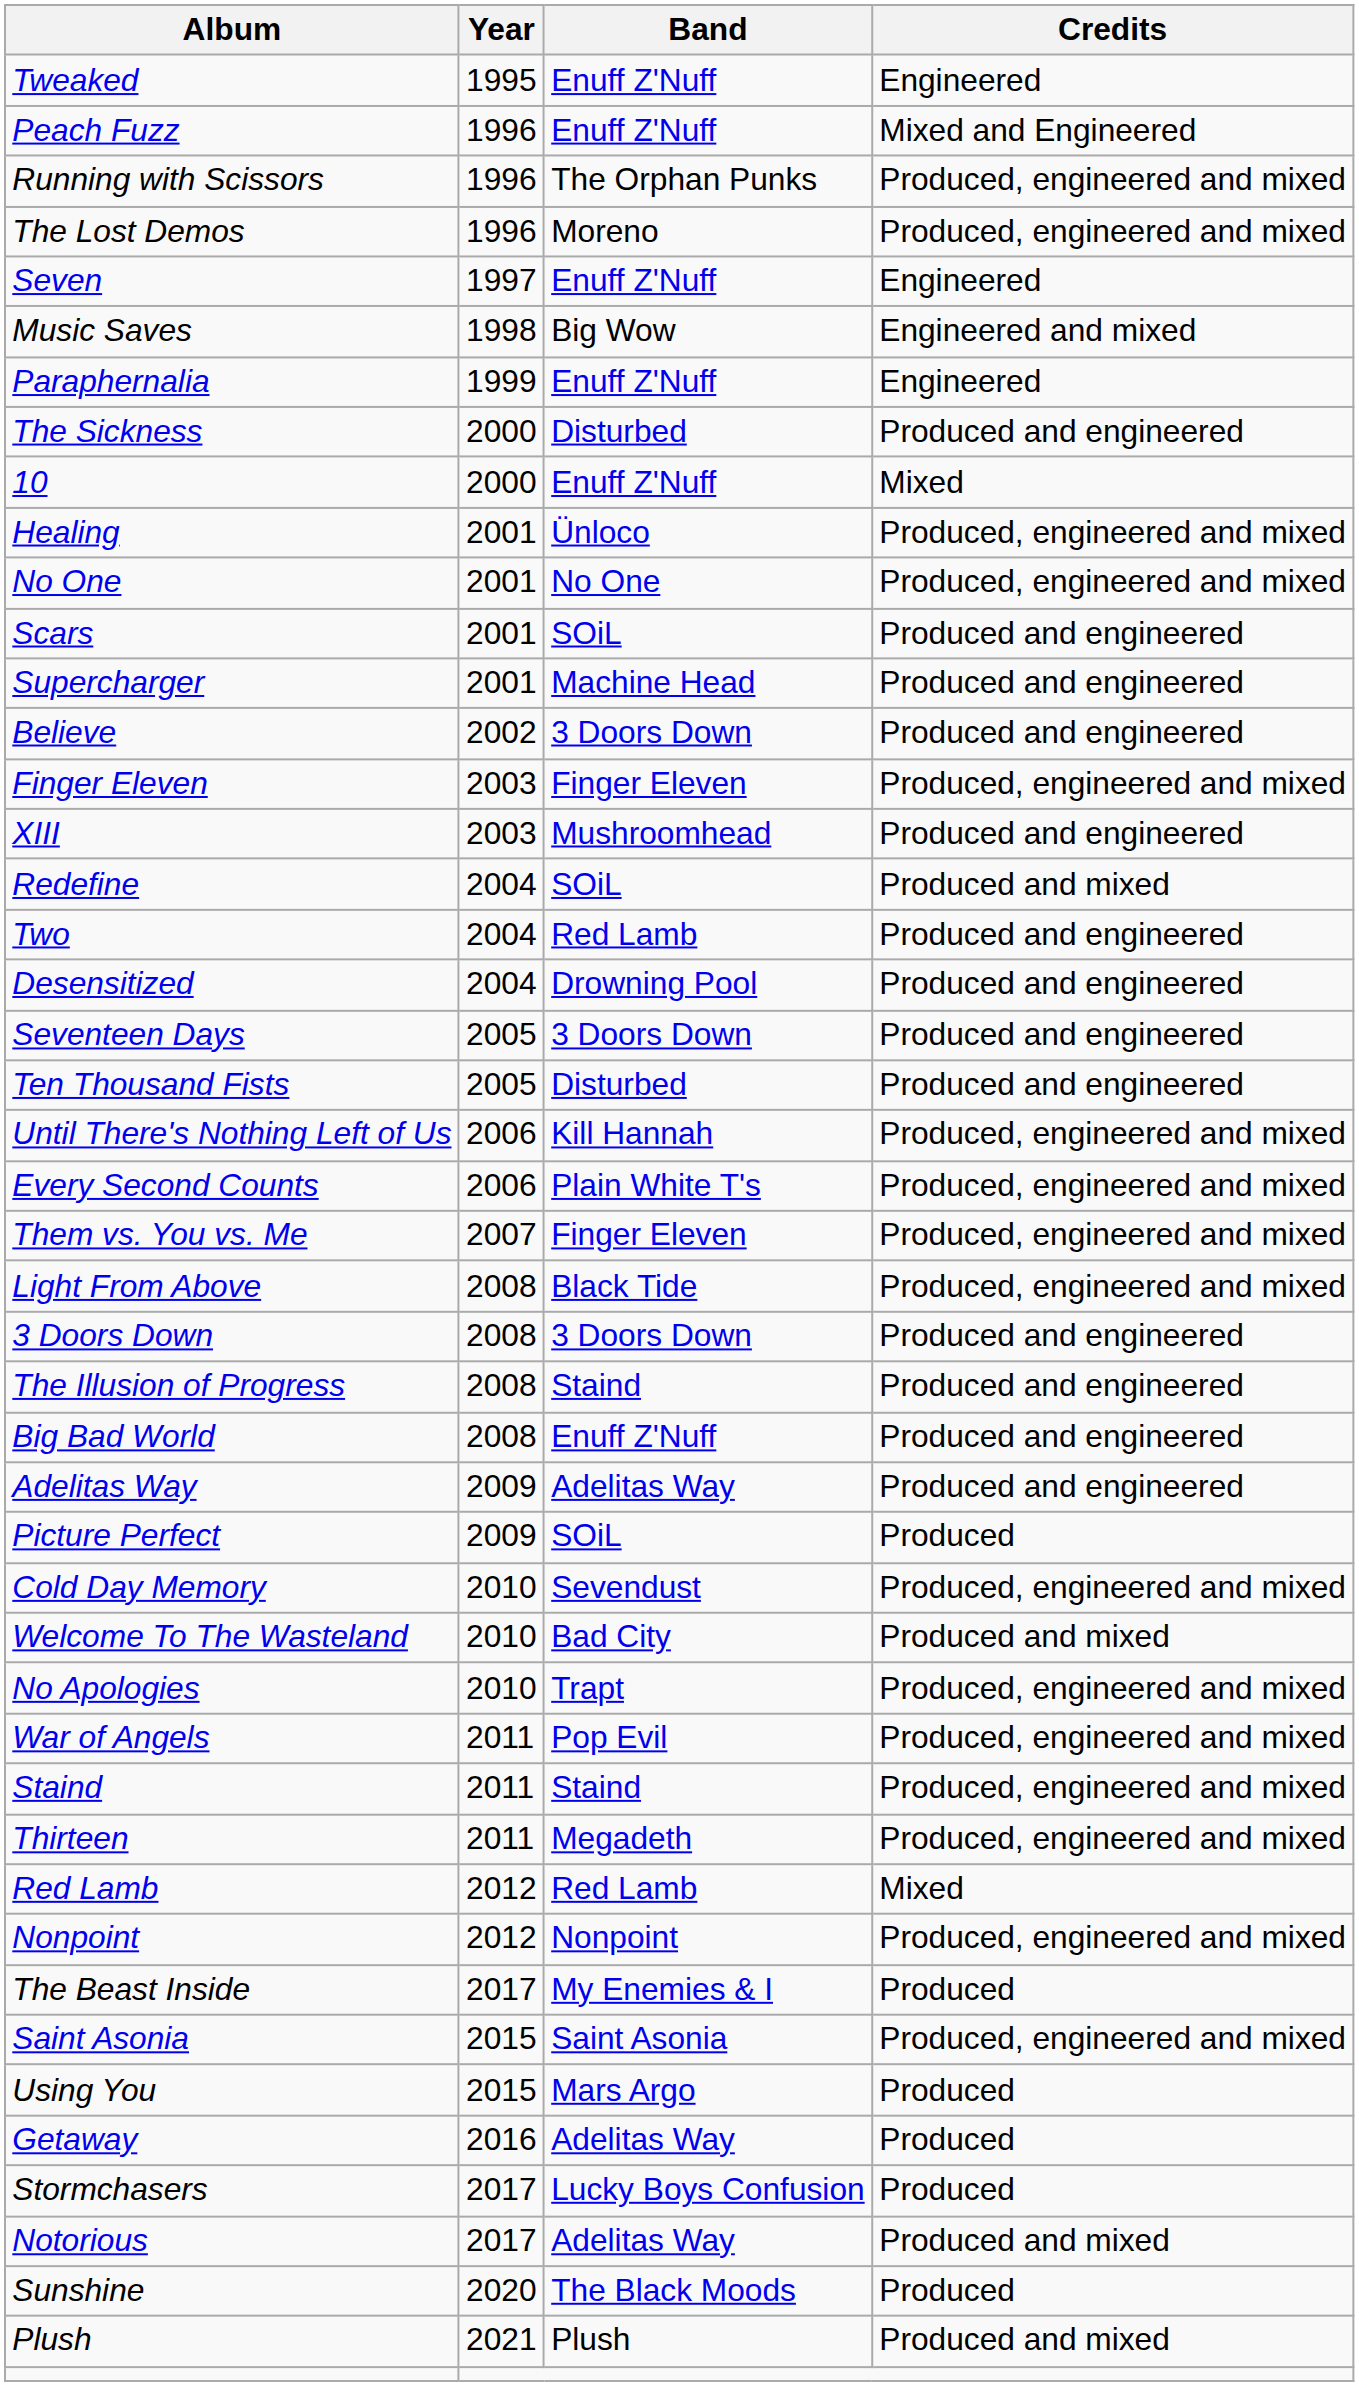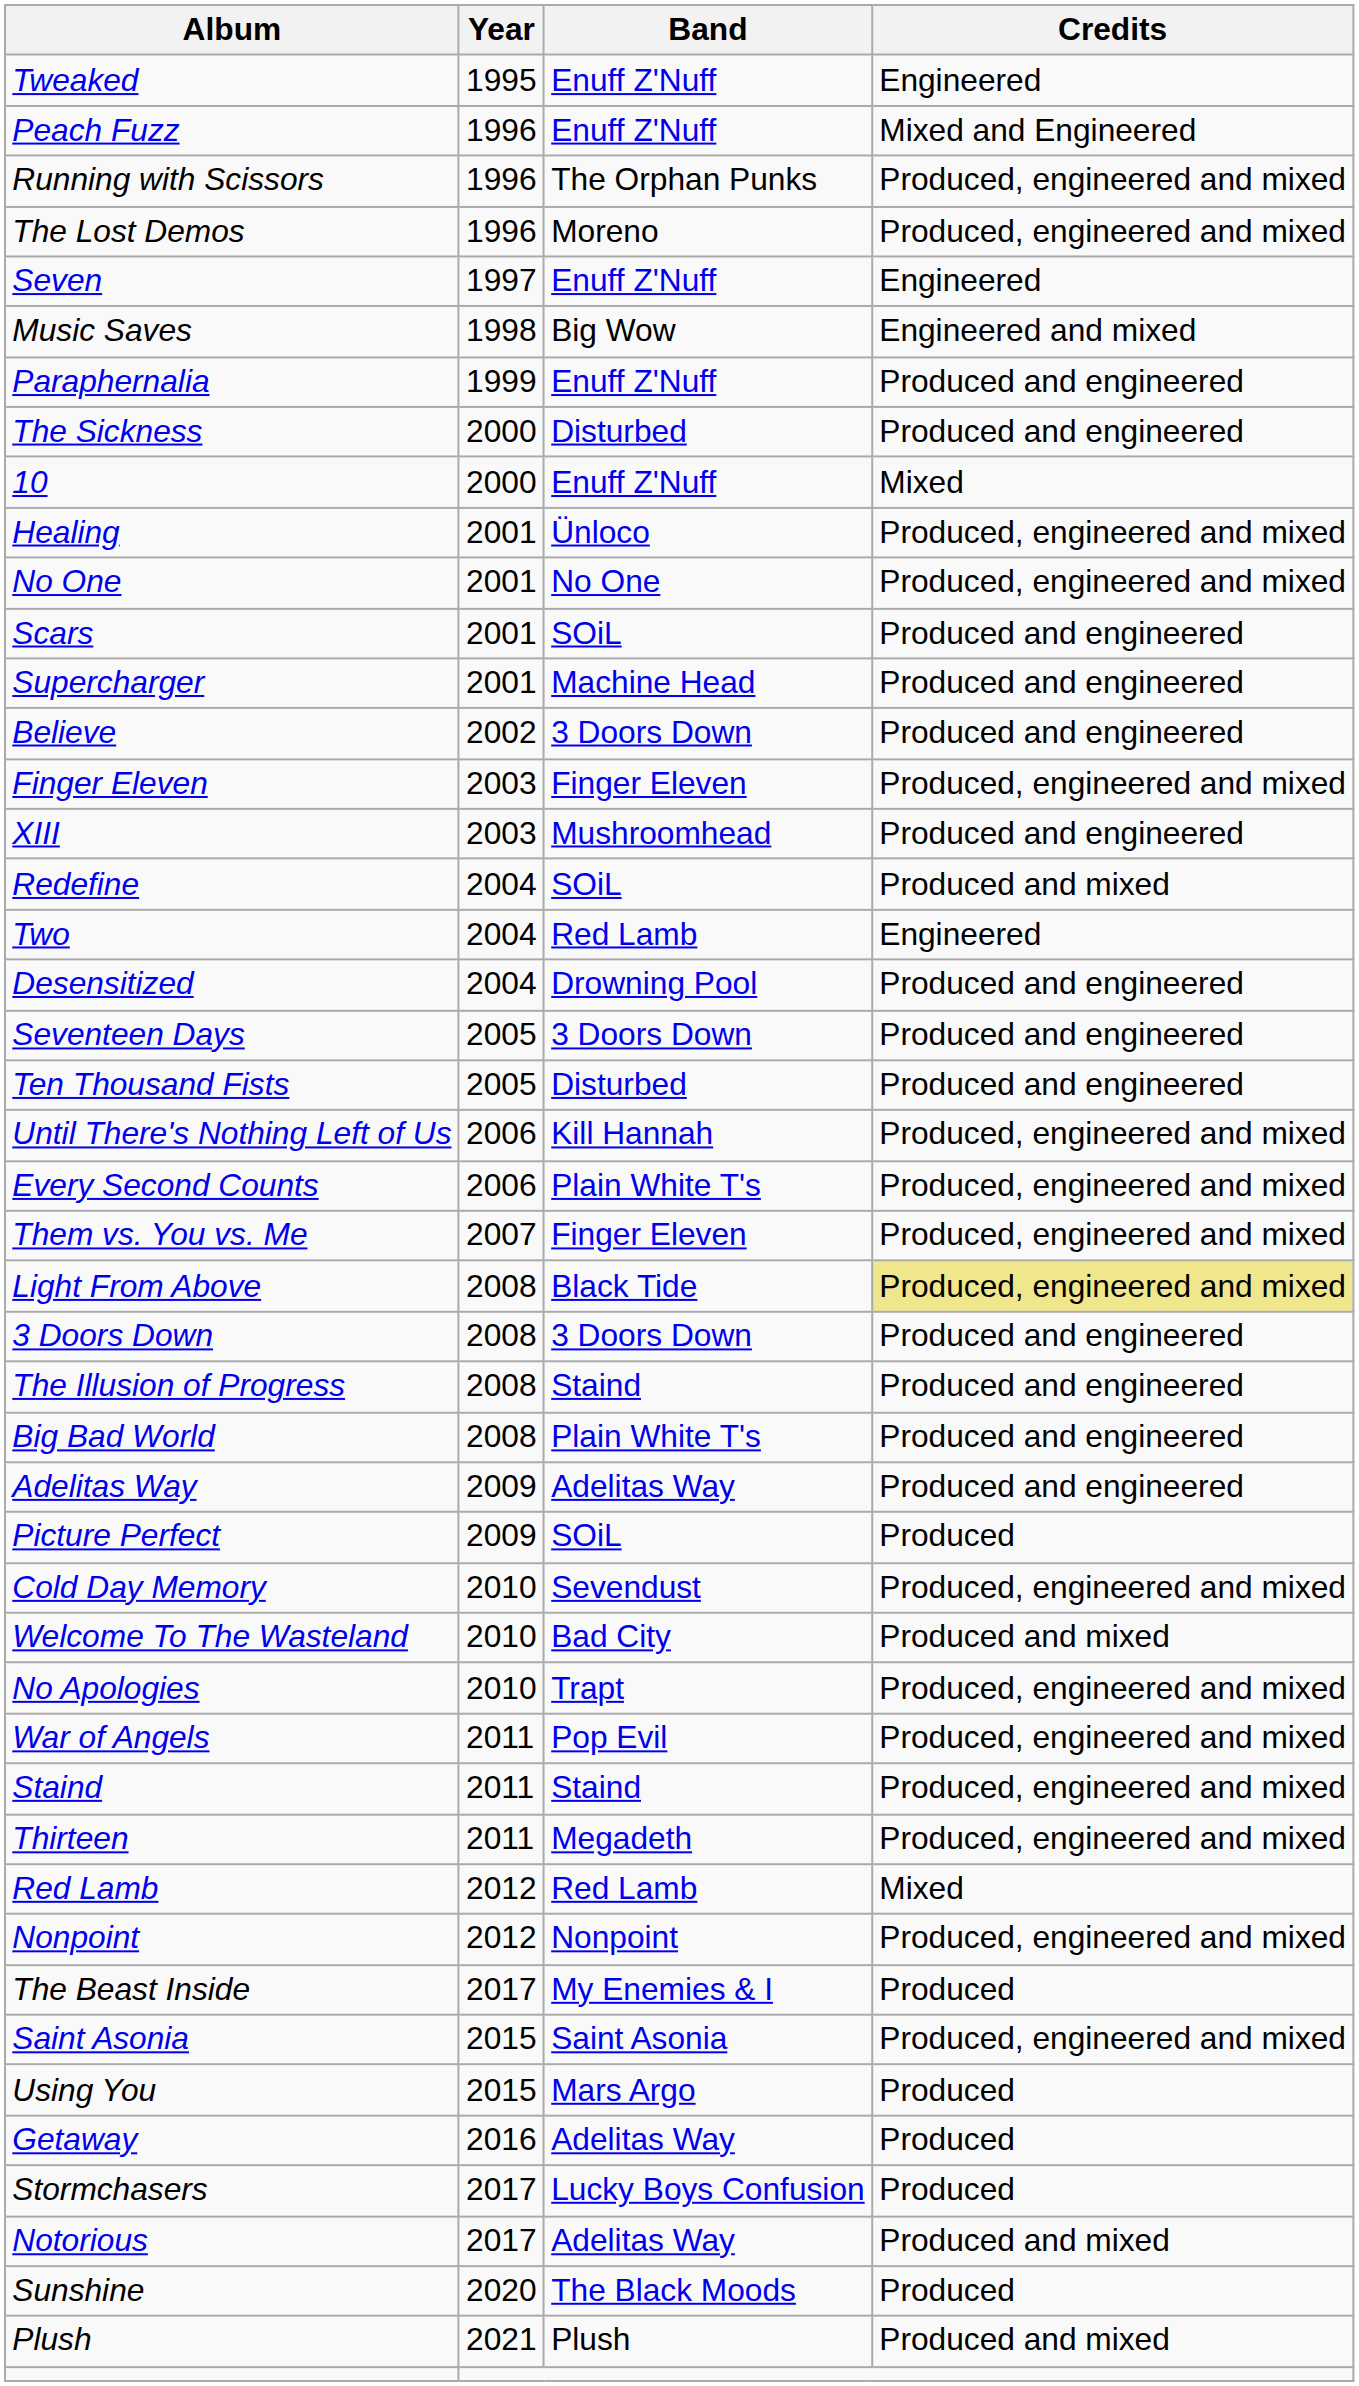(960, 381) Engineered -> (1062, 381) Produced and engineered
(1062, 933) Produced and engineered -> (960, 933) Engineered
(1113, 1285) no background -> (1113, 1285) khaki background
(634, 1436) Enuff Z'Nuff -> (656, 1436) Plain White T's
